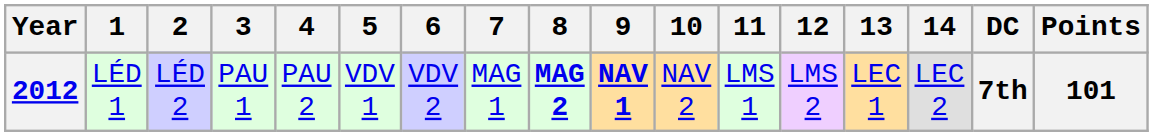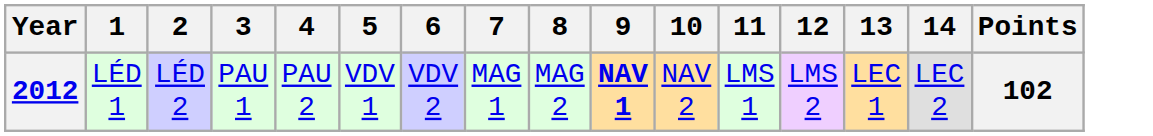- column: (1003, 28)
(560, 91) bold -> (560, 91) normal
(1091, 91) 101 -> (1028, 91) 102
